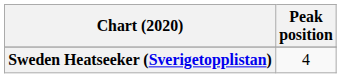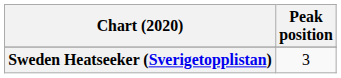(306, 60) 4 -> (306, 60) 3
